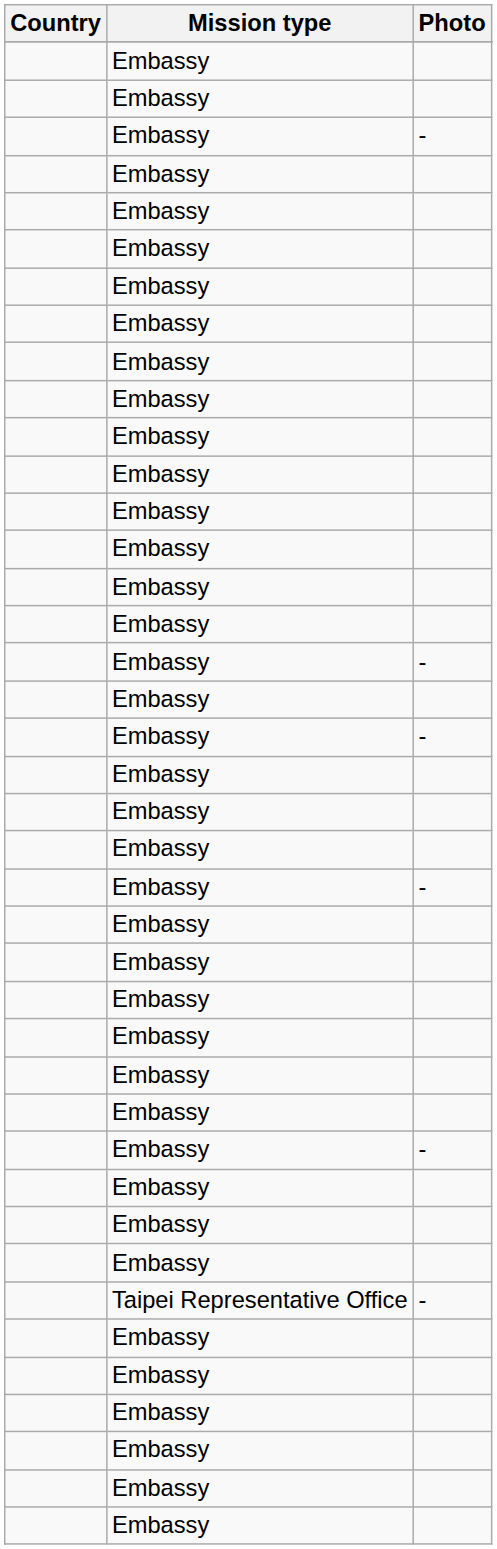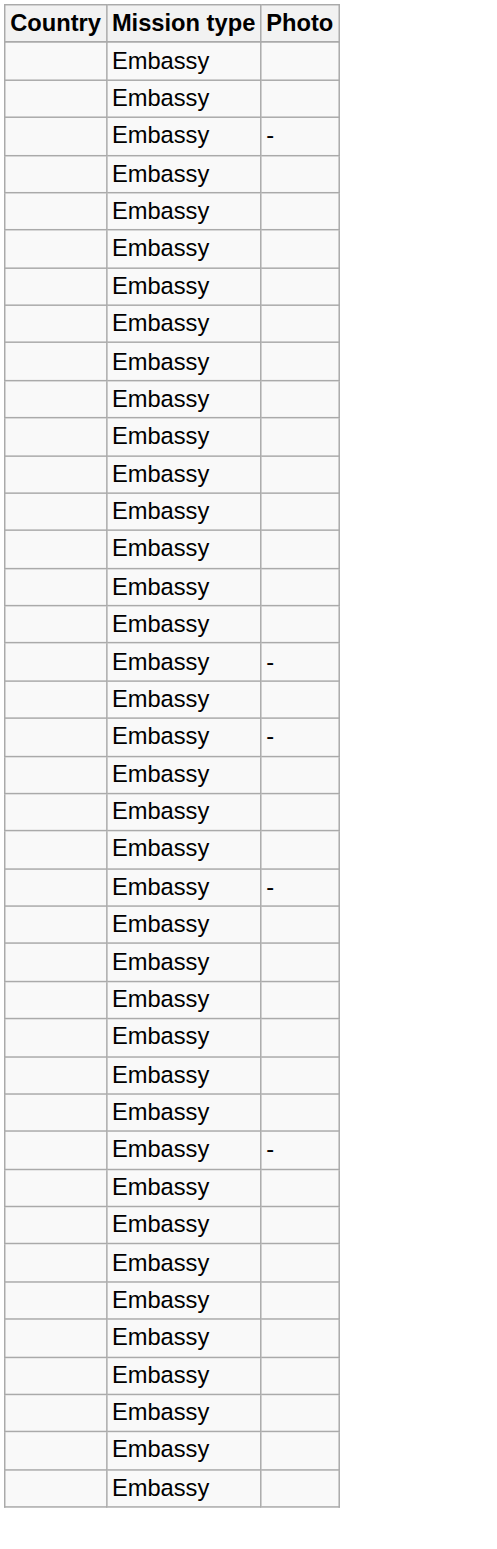- row: (260, 1300)
